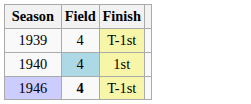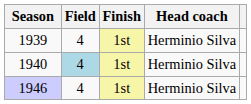+ column: (192, 16)
(122, 40) T-1st -> (122, 40) 1st
(80, 88) bold -> (80, 88) normal
(122, 88) T-1st -> (122, 88) 1st
